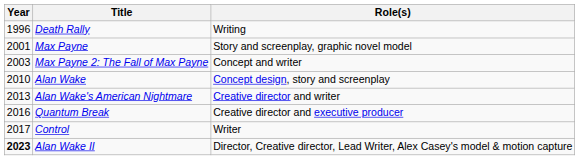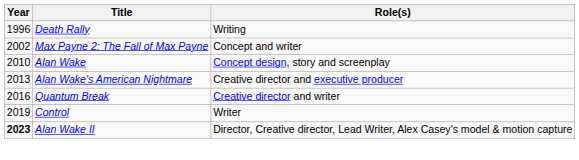- row: (62, 46)
(19, 63) 2003 -> (19, 46) 2002
(277, 96) Creative director and writer -> (308, 79) Creative director and executive producer
(308, 113) Creative director and executive producer -> (277, 96) Creative director and writer
(19, 130) 2017 -> (19, 113) 2019
